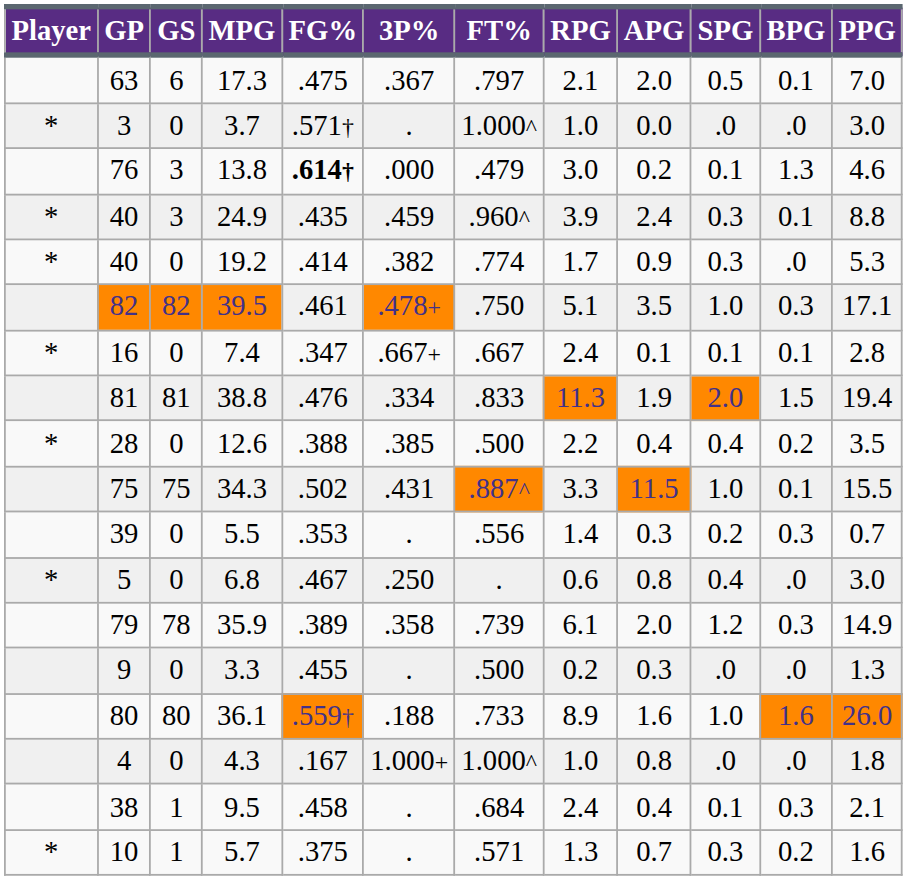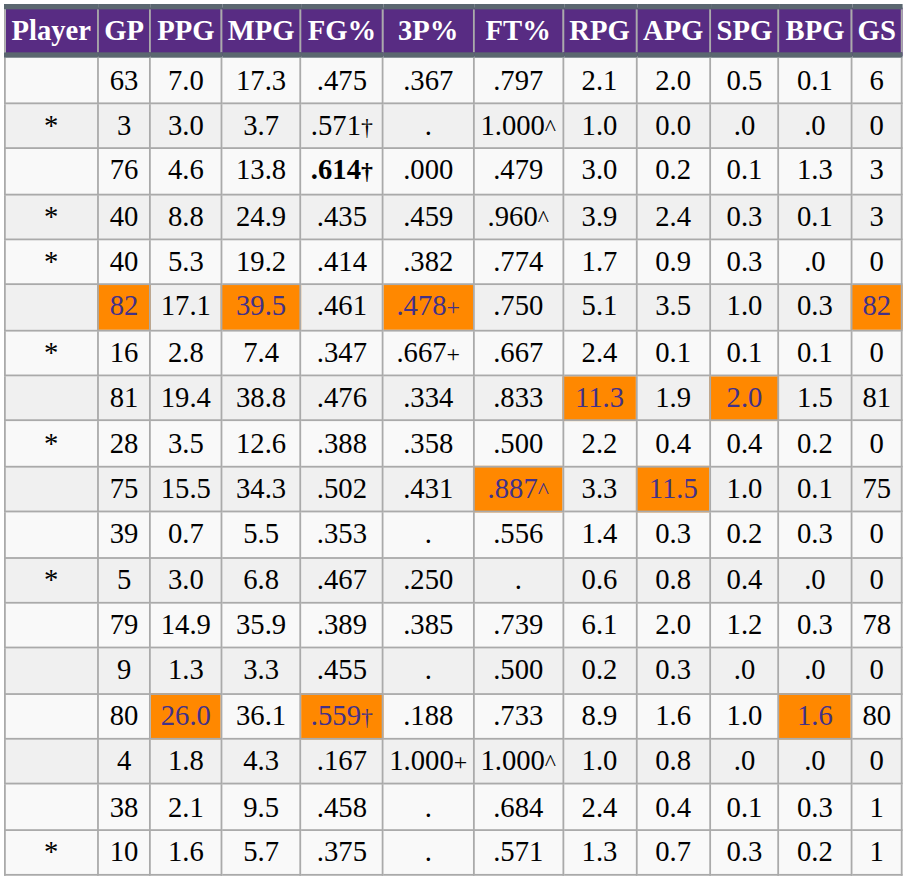columns swapped: (176, 30) <-> (867, 30)
(409, 443) .385 -> (428, 443) .358
(409, 624) .358 -> (428, 624) .385
